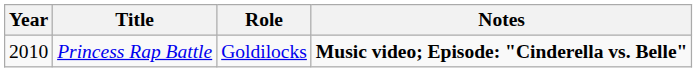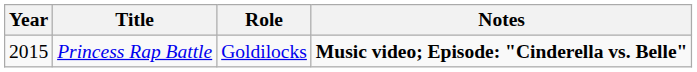(29, 50) 2010 -> (29, 50) 2015
